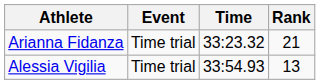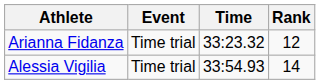(291, 42) 21 -> (291, 42) 12
(291, 68) 13 -> (291, 68) 14
